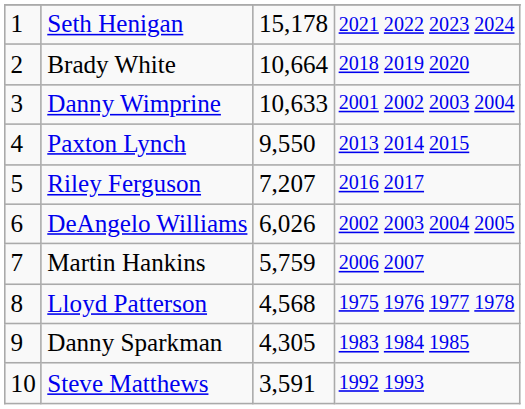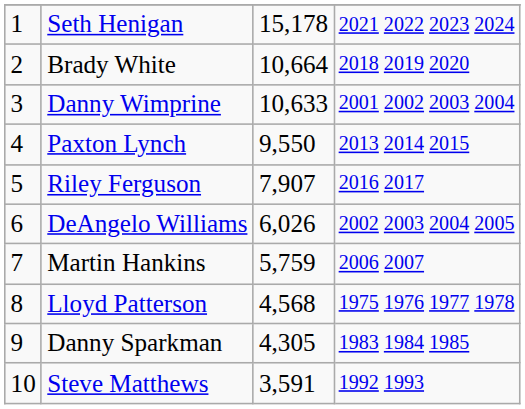(287, 183) 7,207 -> (287, 183) 7,907
